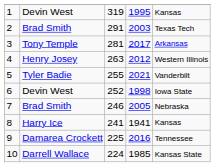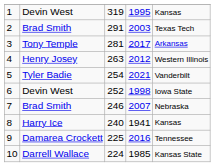(116, 75) 255 -> (116, 75) 254
(139, 106) 2005 -> (139, 106) 2007
(116, 122) 241 -> (116, 122) 240
